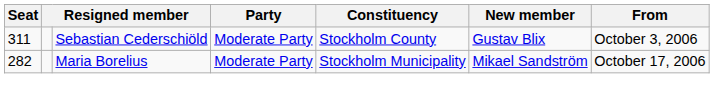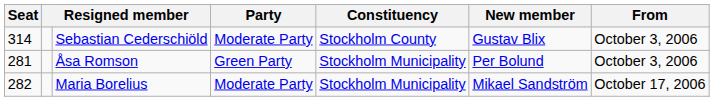(19, 38) 311 -> (20, 38) 314
+ row: (97, 61)
